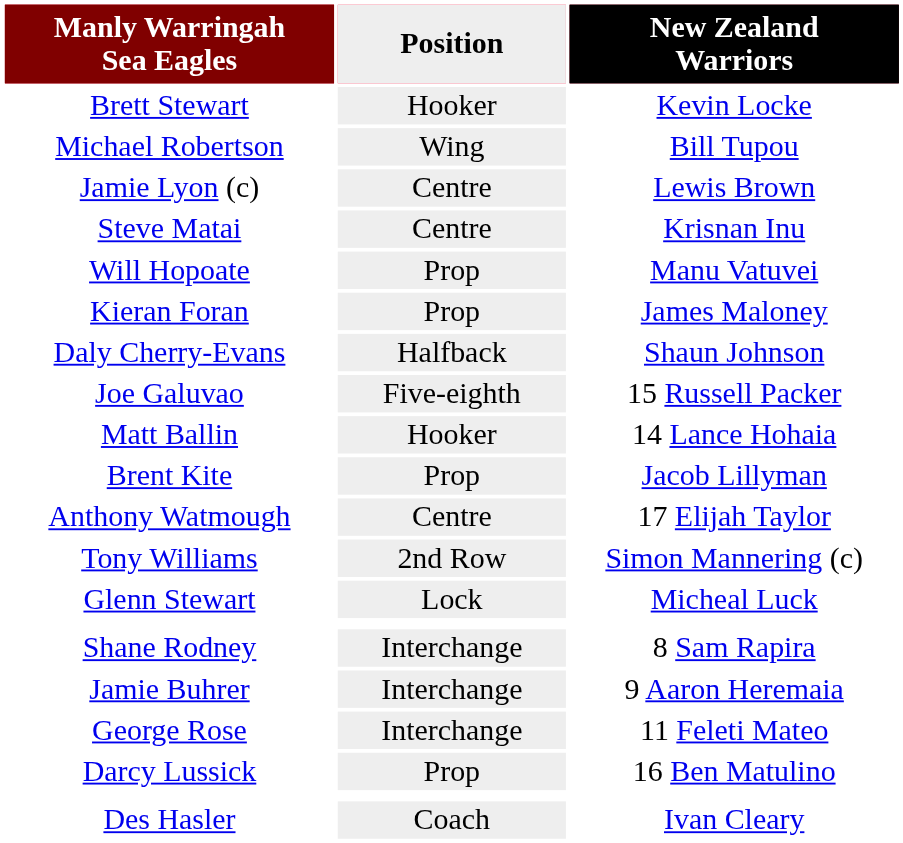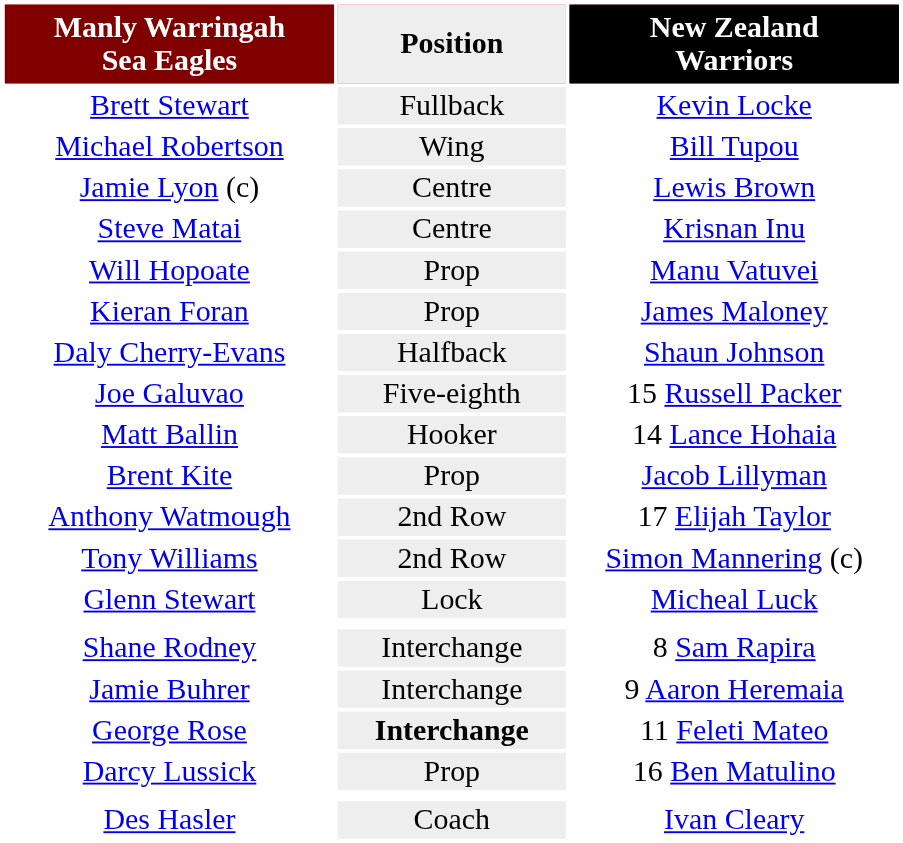(452, 105) Hooker -> (452, 105) Fullback
(452, 516) Centre -> (452, 516) 2nd Row
(452, 729) normal -> (452, 729) bold
